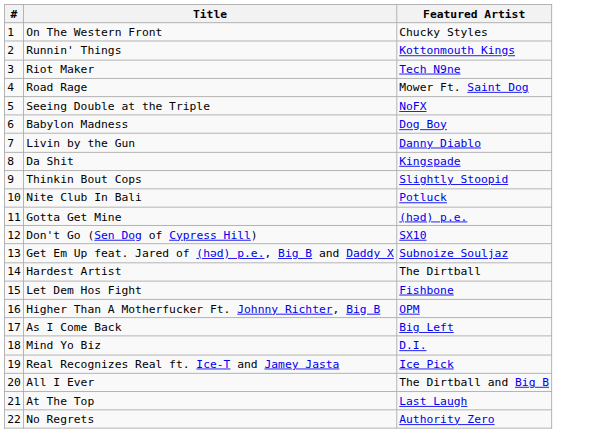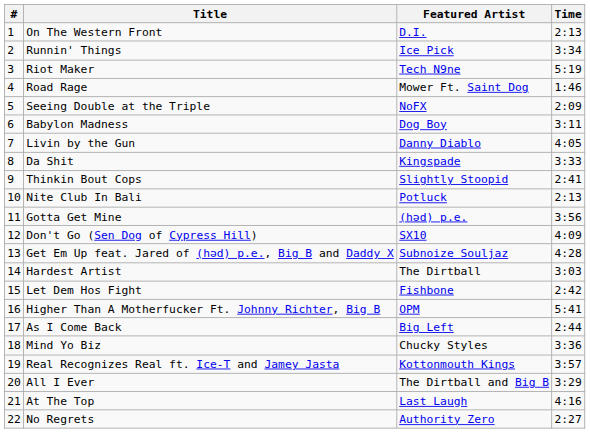+ column: (568, 14)
(444, 32) Chucky Styles -> (413, 32) D.I.
(457, 51) Kottonmouth Kings -> (426, 51) Ice Pick
(413, 345) D.I. -> (444, 345) Chucky Styles
(426, 364) Ice Pick -> (457, 364) Kottonmouth Kings
